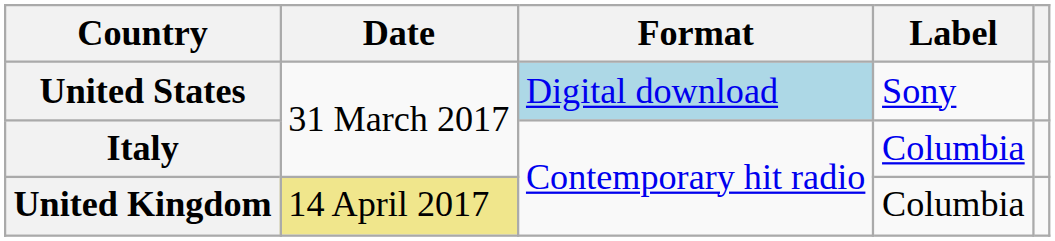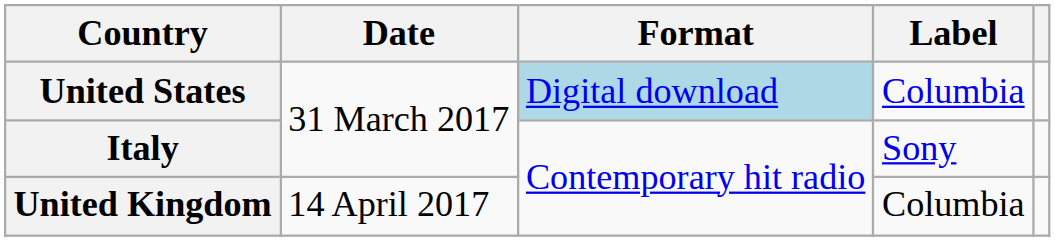(919, 90) Sony -> (953, 90) Columbia
(953, 147) Columbia -> (919, 147) Sony
(389, 205) khaki background -> (389, 205) no background
